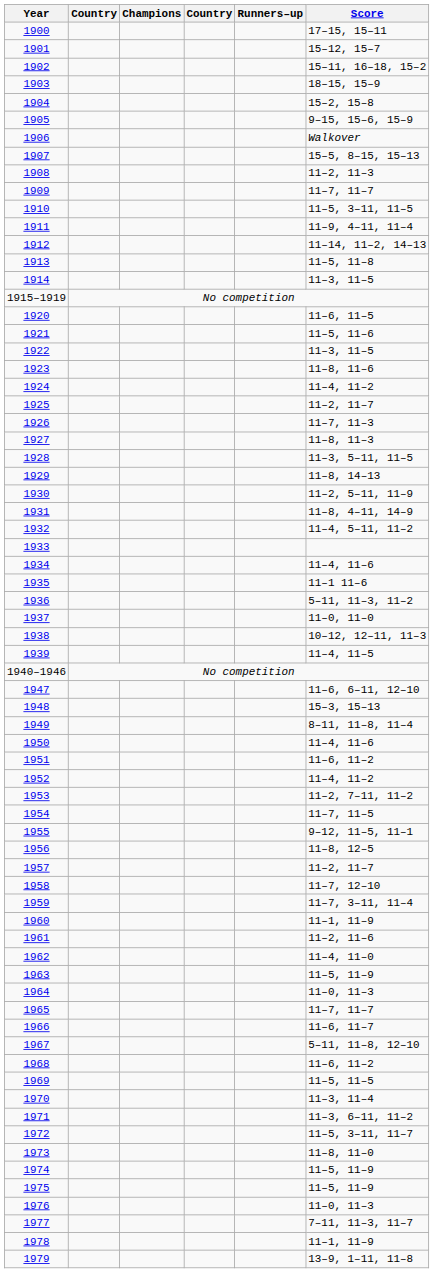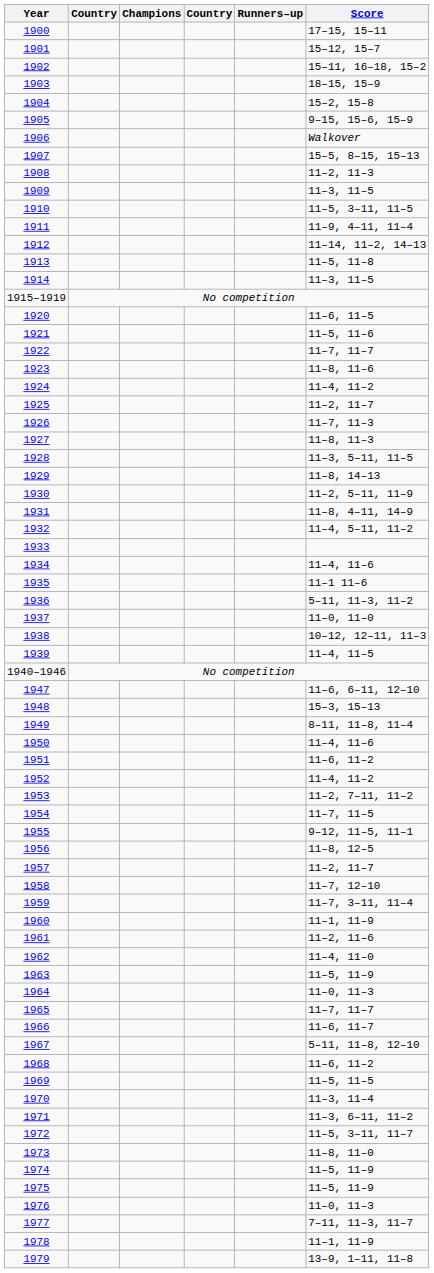(341, 191) 11–7, 11–7 -> (341, 191) 11–3, 11–5
(341, 351) 11–3, 11–5 -> (341, 351) 11–7, 11–7
